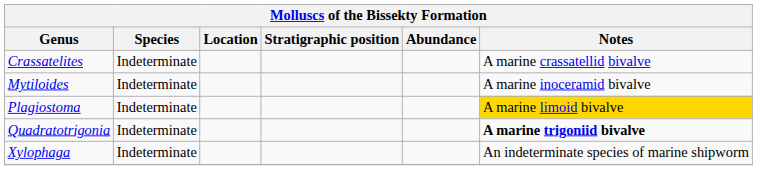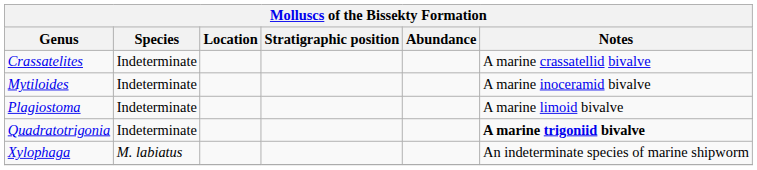(553, 107) gold background -> (553, 107) no background
(157, 152) Indeterminate -> (150, 152) M. labiatus
